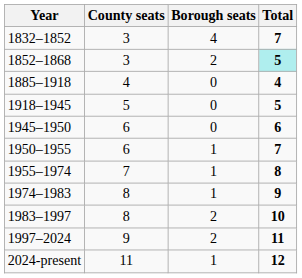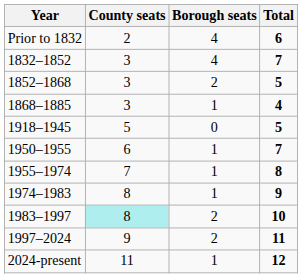+ row: (45, 37)
(278, 60) paleturquoise background -> (279, 82) no background
+ row: (39, 104)
- row: (39, 82)
- row: (39, 127)
(126, 216) no background -> (127, 216) paleturquoise background
